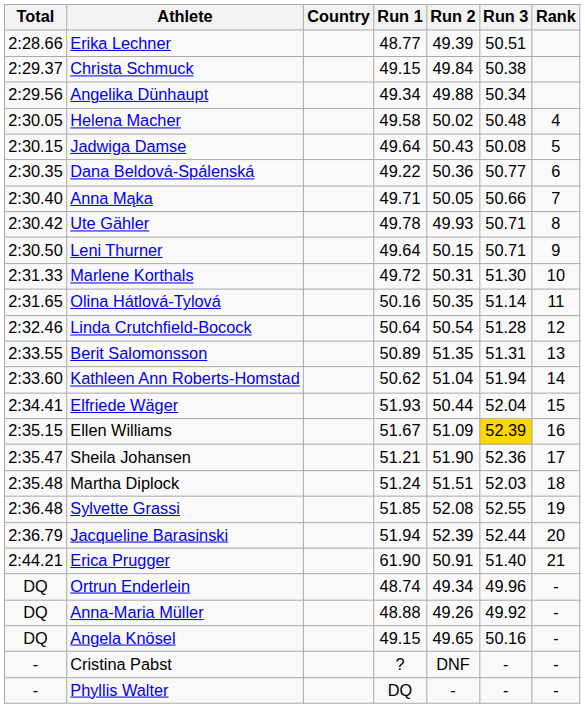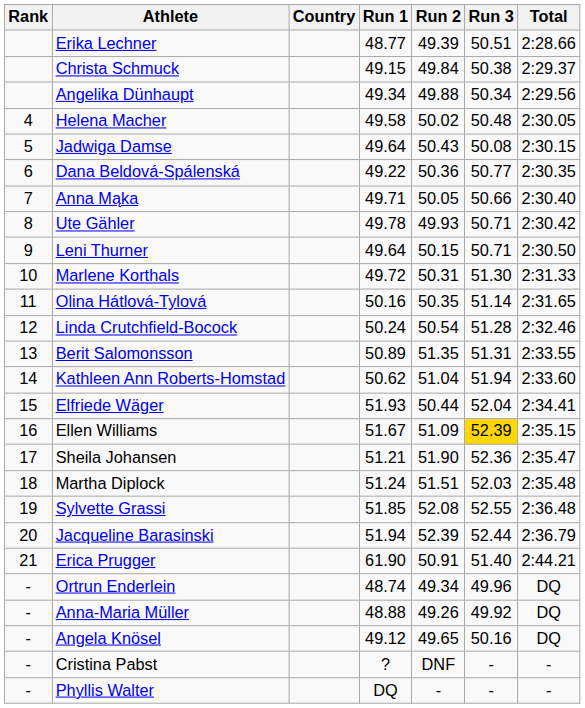columns swapped: (556, 17) <-> (35, 17)
(400, 328) 50.64 -> (385, 328) 50.24
(400, 638) 49.15 -> (385, 638) 49.12
